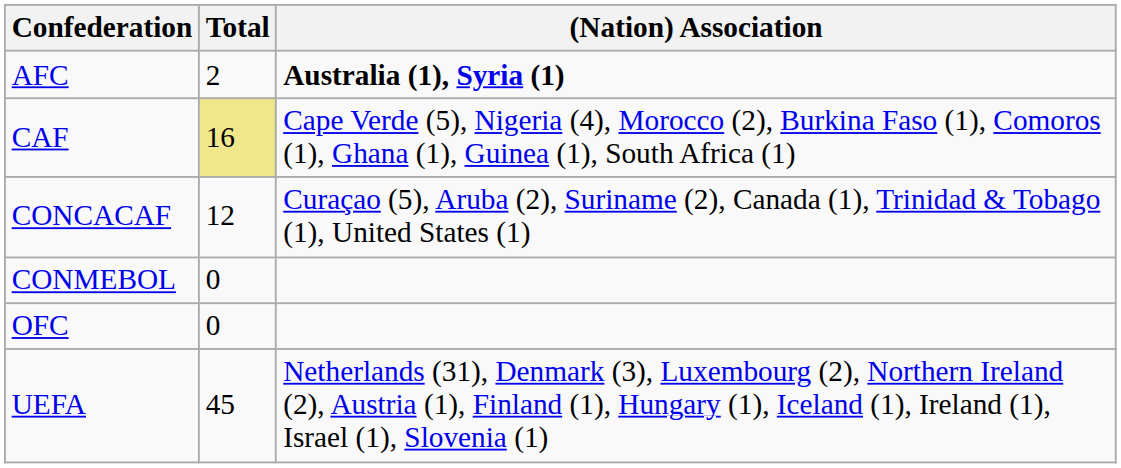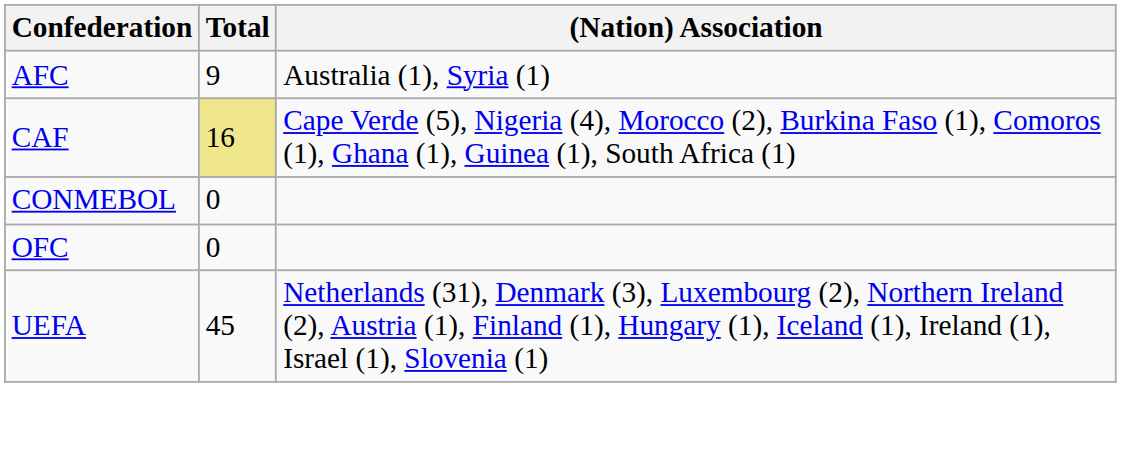(213, 74) 2 -> (213, 74) 9
(424, 74) bold -> (417, 74) normal
- row: (91, 216)
